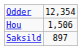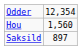(60, 25) 1,506 -> (60, 25) 1,560
